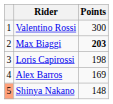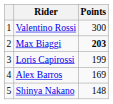(99, 59) 198 -> (99, 59) 199
(9, 91) lightsalmon background -> (9, 91) no background
